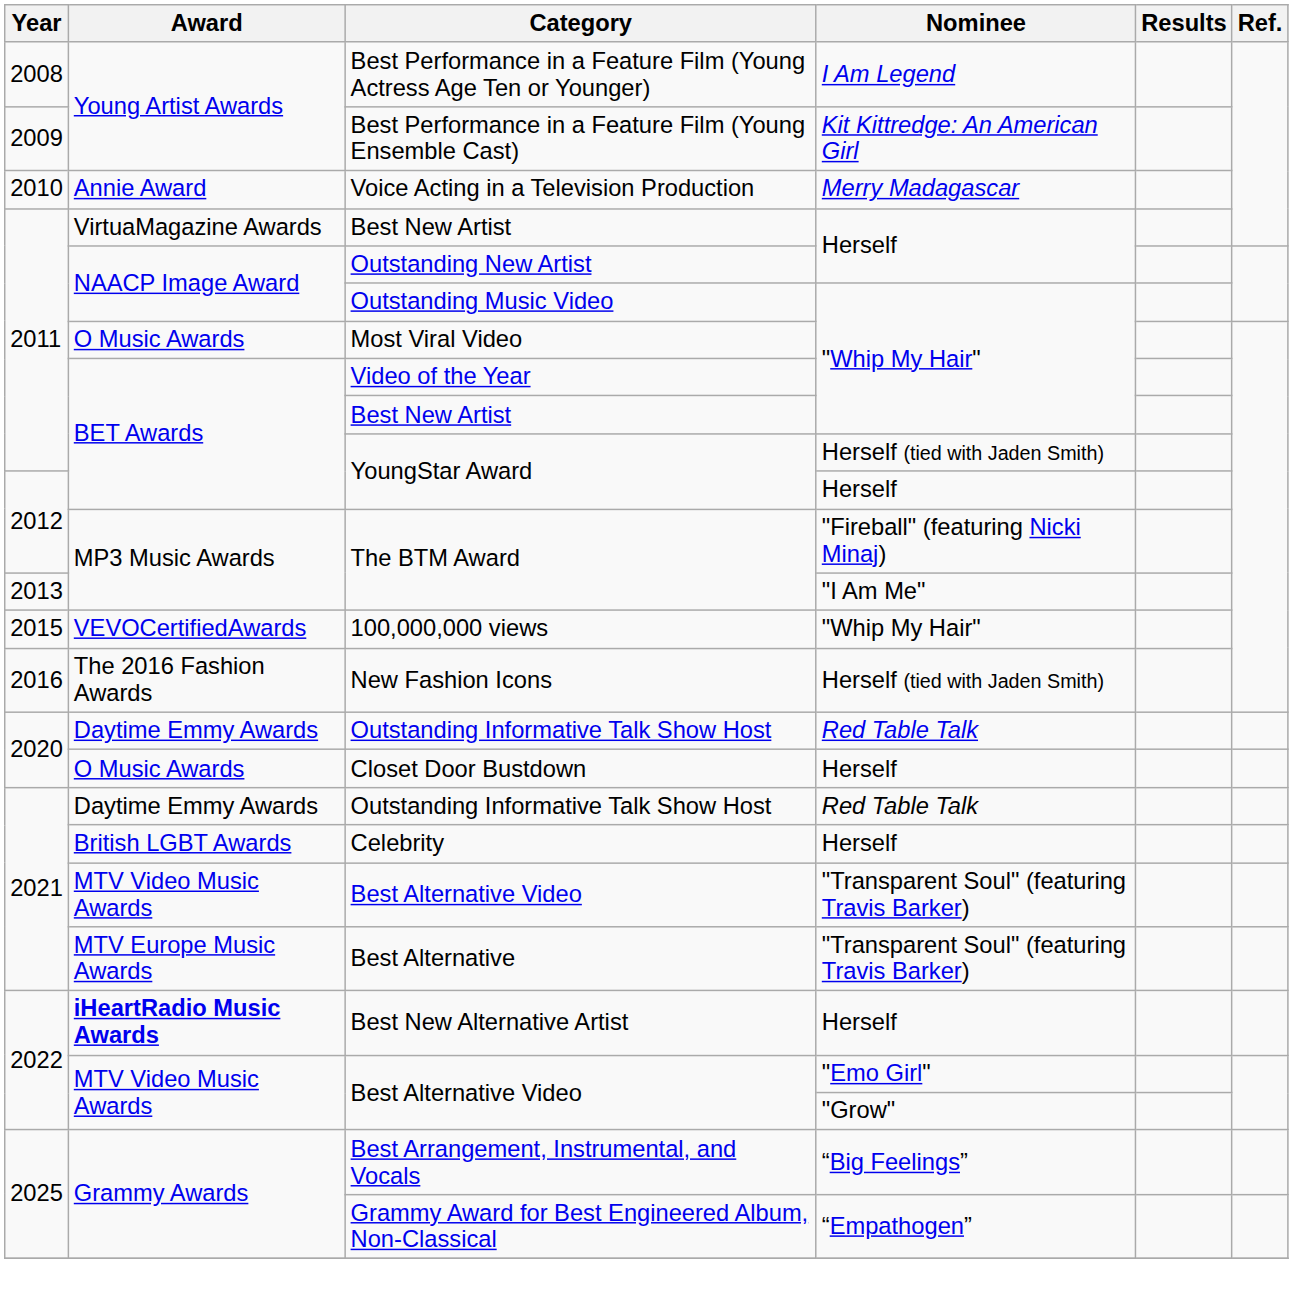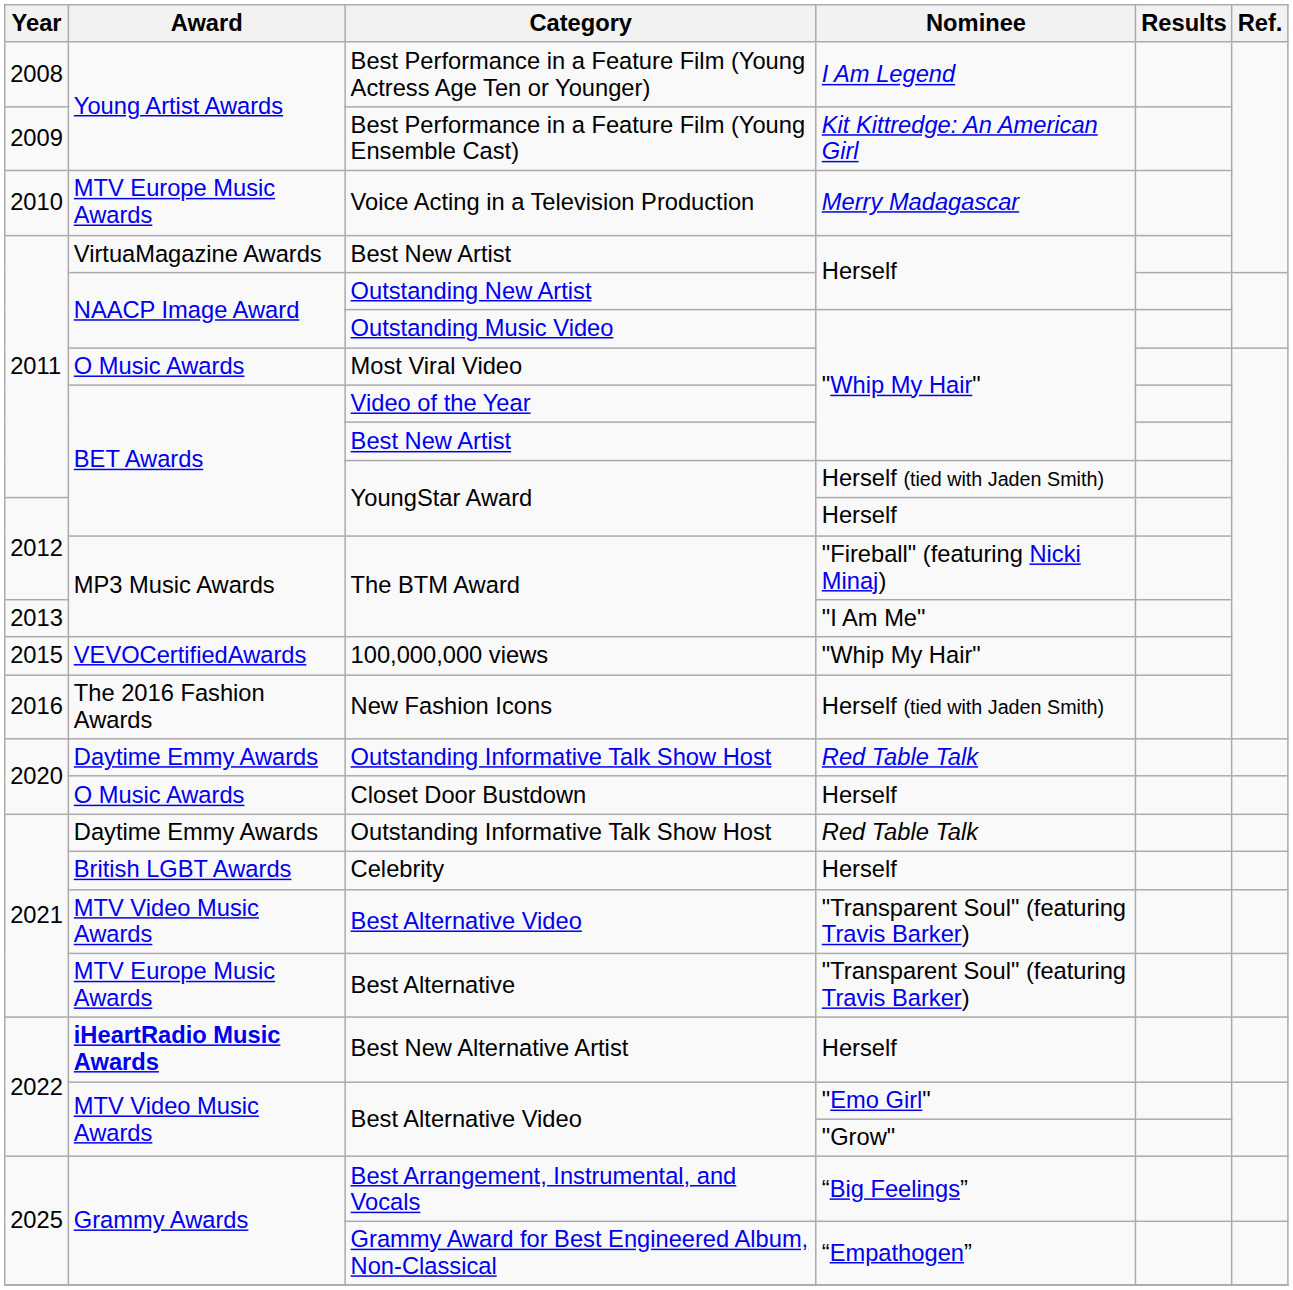(140, 189) Annie Award -> (174, 202) MTV Europe Music Awards
